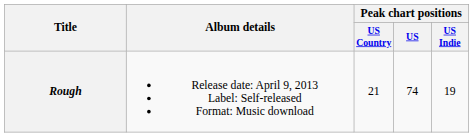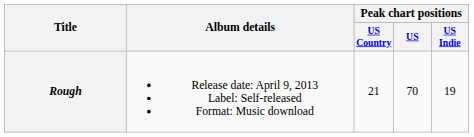(412, 91) 74 -> (412, 91) 70
